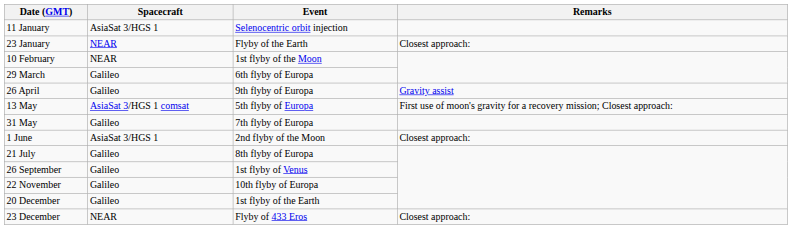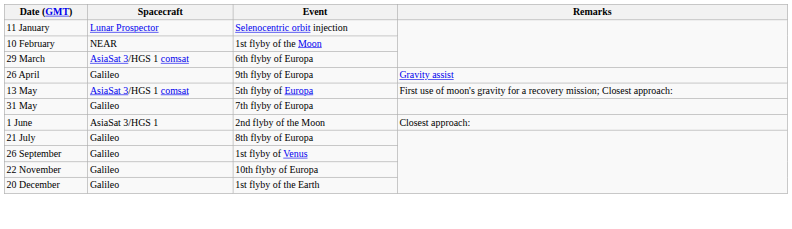(124, 28) AsiaSat 3/HGS 1 -> (124, 28) Lunar Prospector
- row: (28, 43)
(105, 75) Galileo -> (139, 59) AsiaSat 3/HGS 1 comsat
- row: (33, 216)
